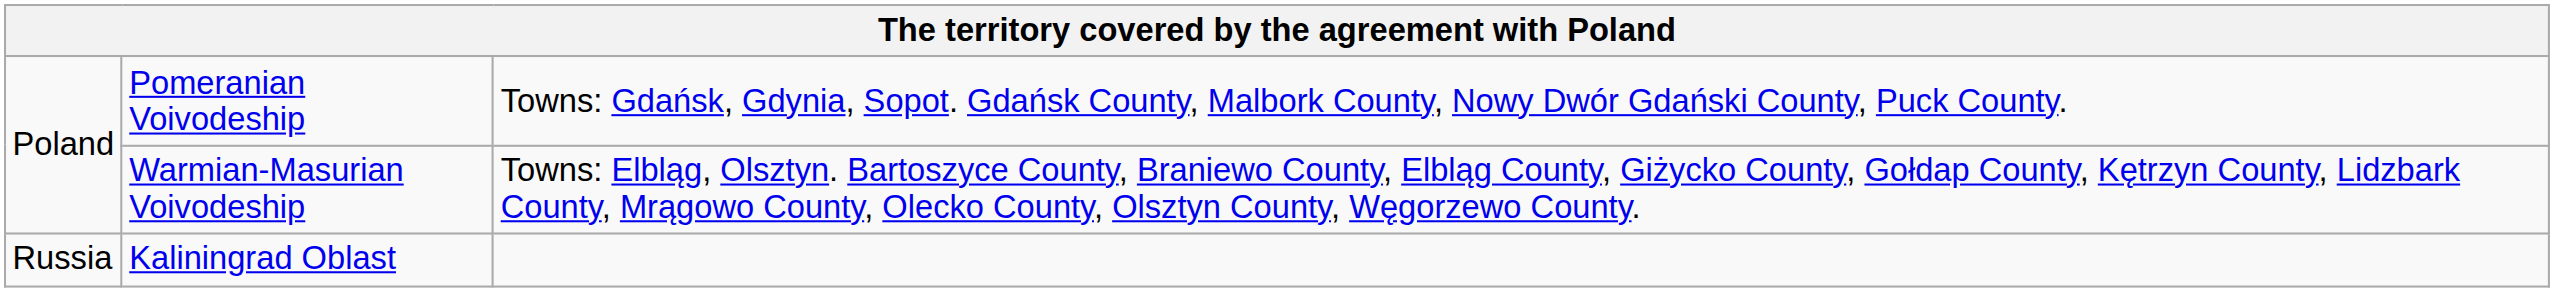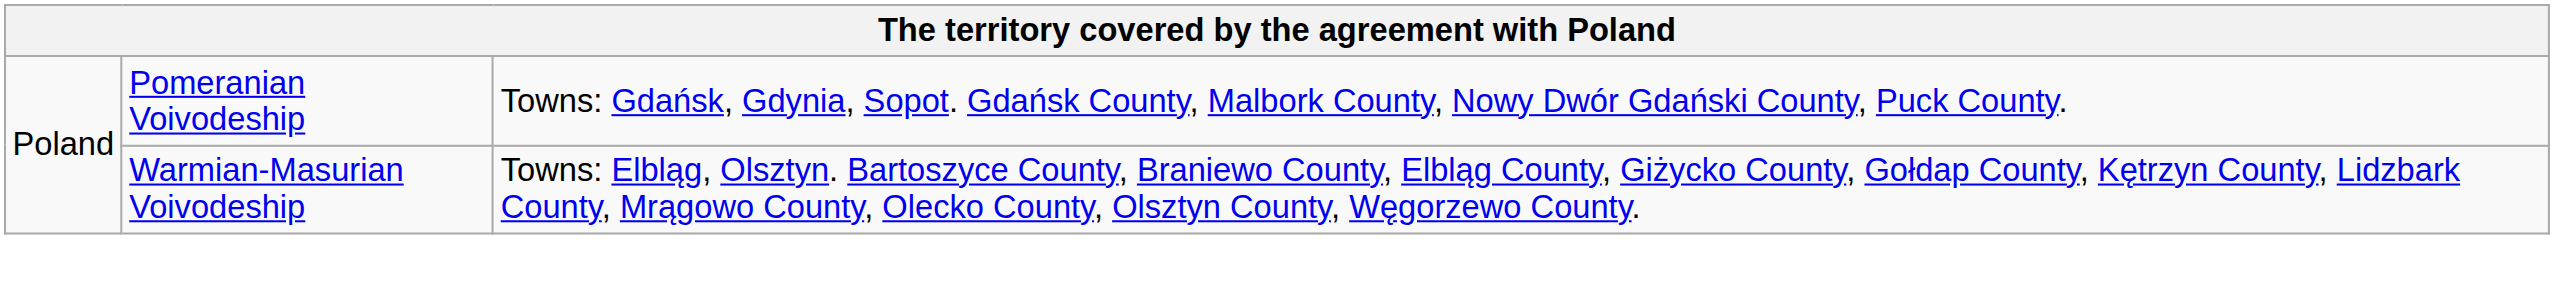- row: (263, 259)
